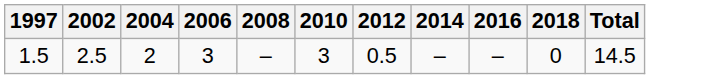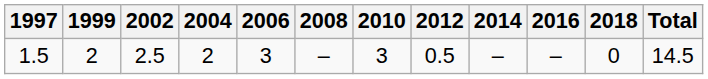+ column: (92, 21)
